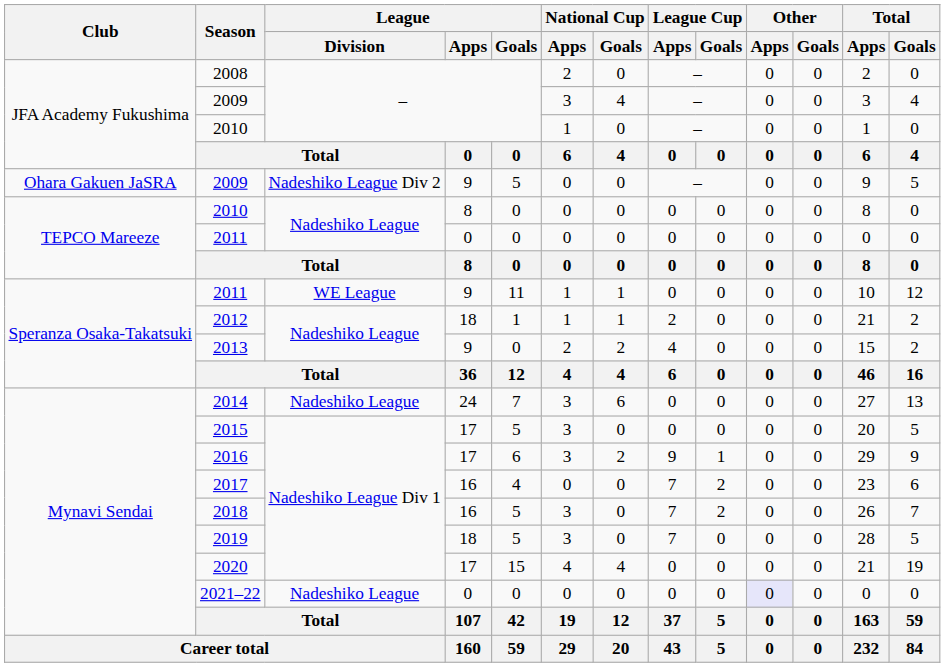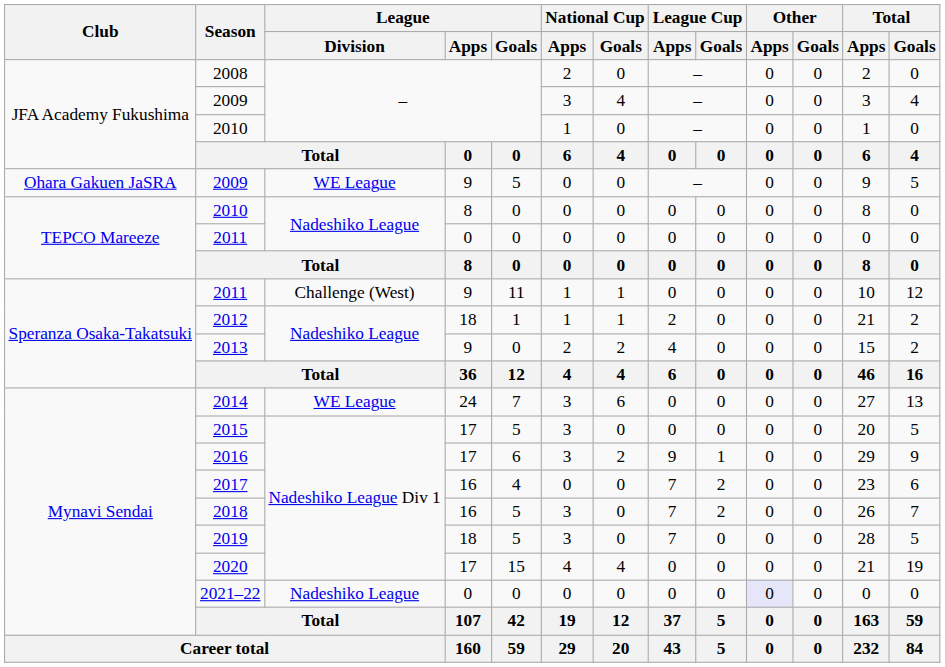(355, 182) Nadeshiko League Div 2 -> (355, 182) WE League
(355, 292) WE League -> (355, 292) Challenge (West)
(355, 401) Nadeshiko League -> (355, 401) WE League
